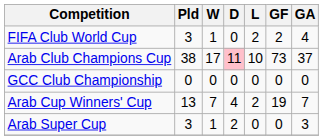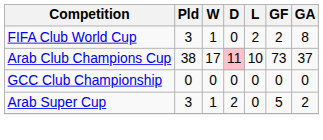(305, 37) 4 -> (305, 37) 8
- row: (80, 102)
(279, 124) 0 -> (279, 102) 5
(305, 124) 3 -> (305, 102) 2
